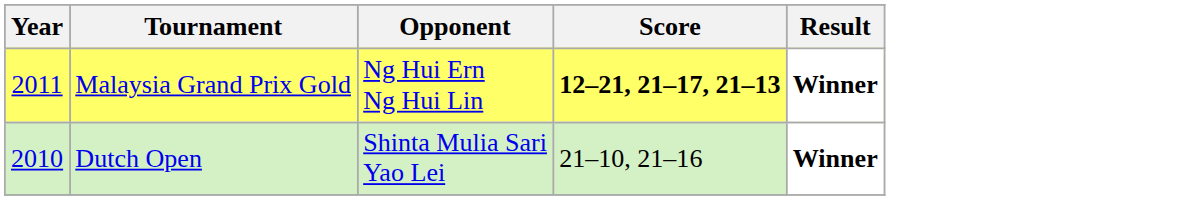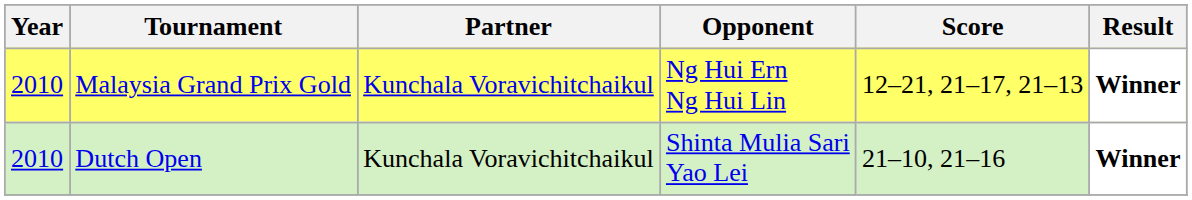+ column: (508, 26)
(37, 84) 2011 -> (37, 84) 2010
(670, 84) bold -> (973, 84) normal
